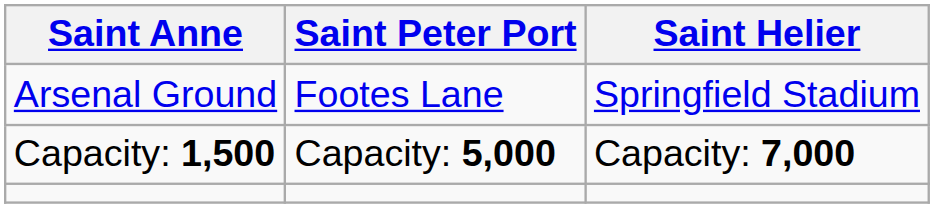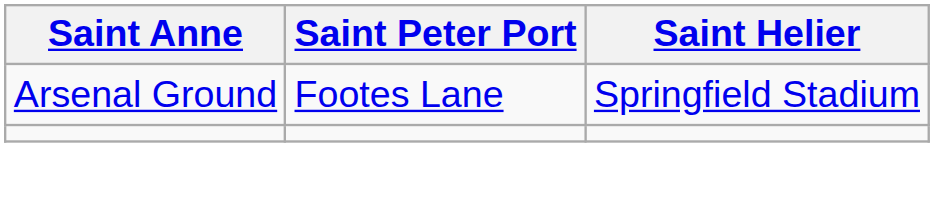- row: (144, 153)
